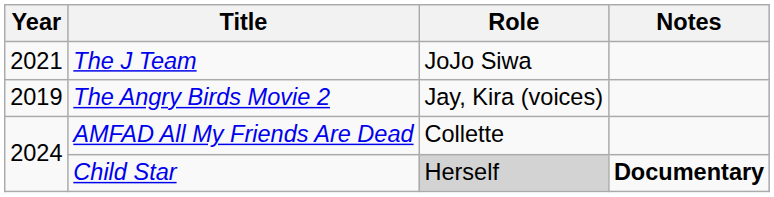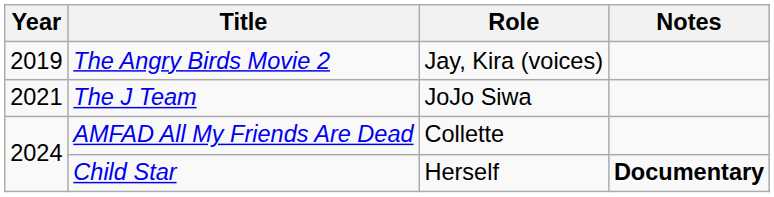rows swapped: (202, 97) <-> (135, 60)
(462, 172) lightgrey background -> (462, 172) no background
